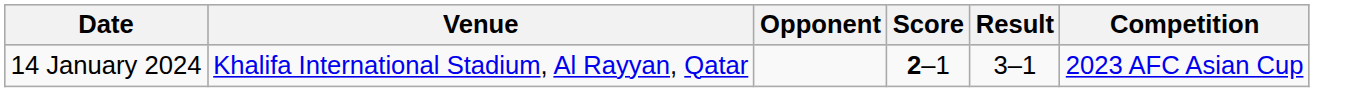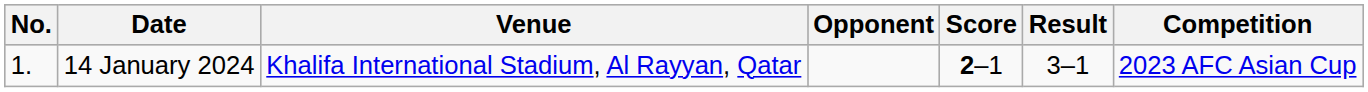+ column: (31, 24)
